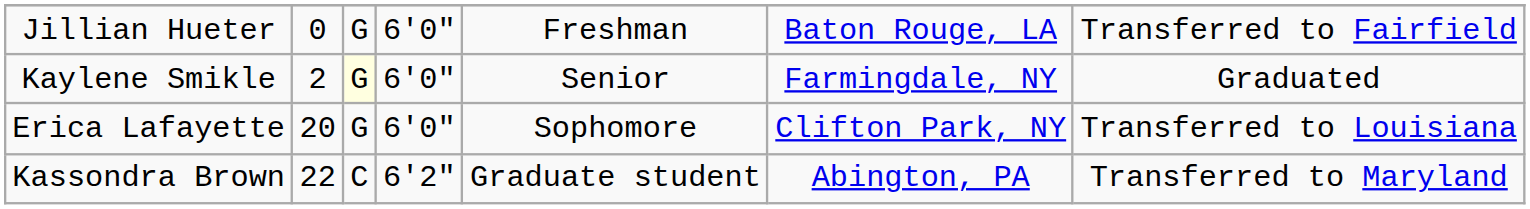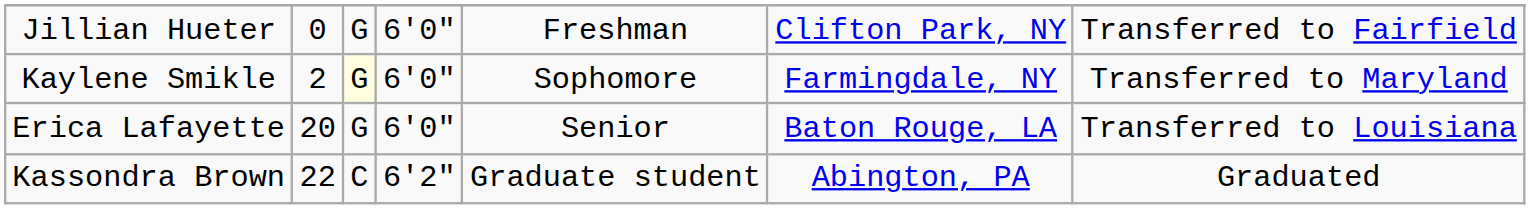(921, 30) Baton Rouge, LA -> (921, 30) Clifton Park, NY
(615, 79) Senior -> (615, 79) Sophomore
(1299, 79) Graduated -> (1299, 79) Transferred to Maryland
(615, 129) Sophomore -> (615, 129) Senior
(921, 129) Clifton Park, NY -> (921, 129) Baton Rouge, LA
(1299, 178) Transferred to Maryland -> (1299, 178) Graduated
